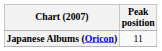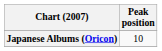(138, 38) 11 -> (138, 38) 10
